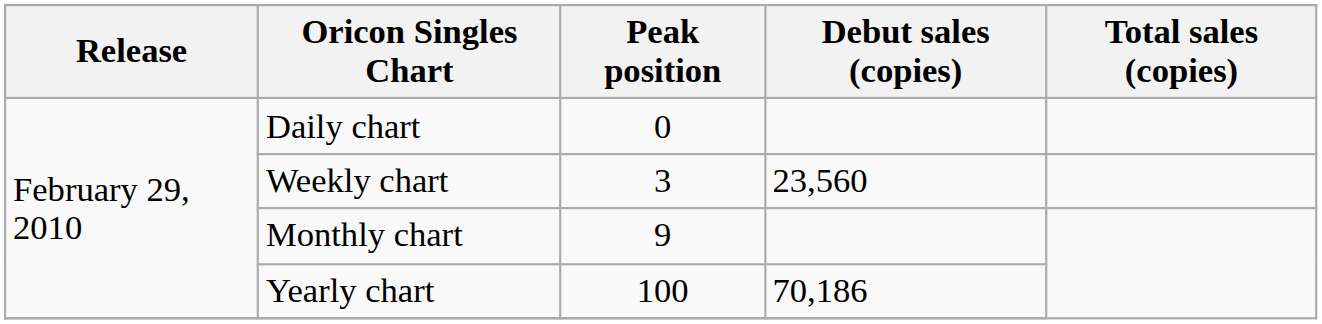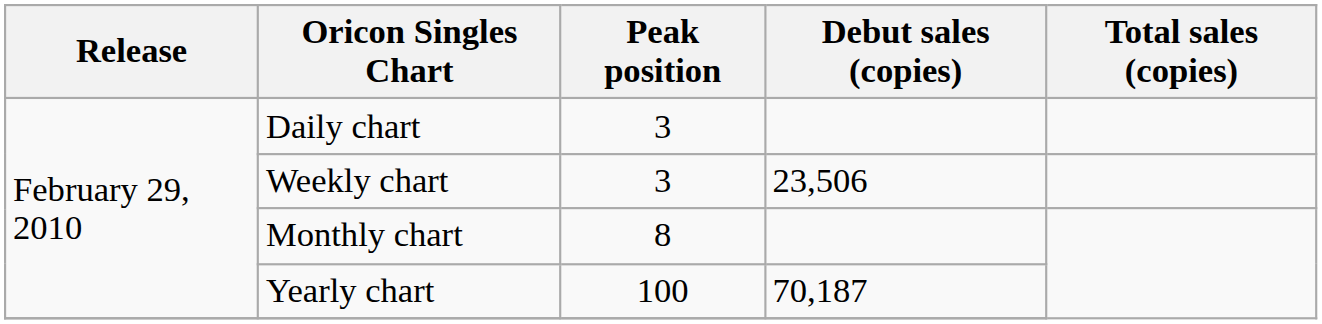(663, 125) 0 -> (663, 125) 3
(820, 180) 23,560 -> (820, 180) 23,506
(663, 235) 9 -> (663, 235) 8
(820, 290) 70,186 -> (820, 290) 70,187
